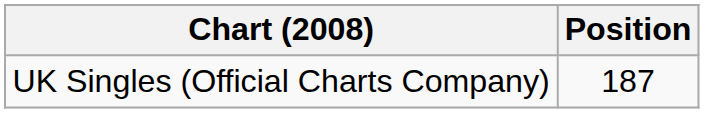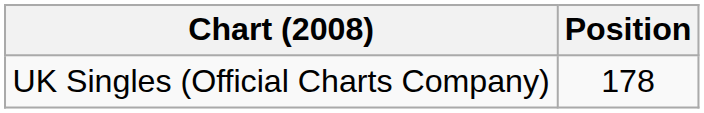(628, 81) 187 -> (628, 81) 178
